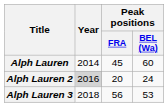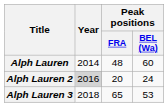(117, 63) 45 -> (117, 63) 48
(117, 94) 56 -> (117, 94) 65
